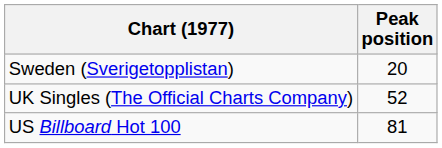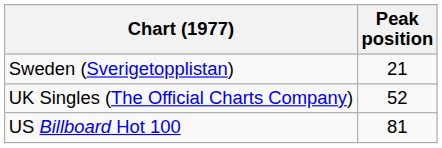(397, 68) 20 -> (397, 68) 21
